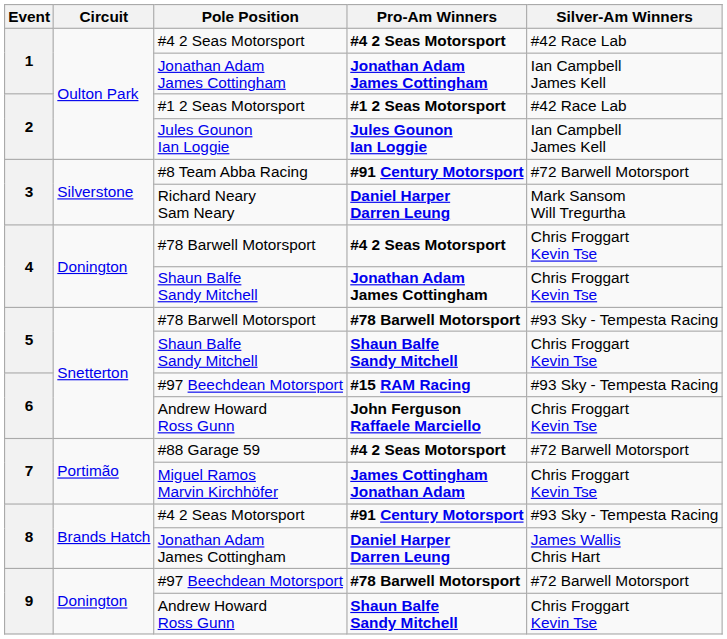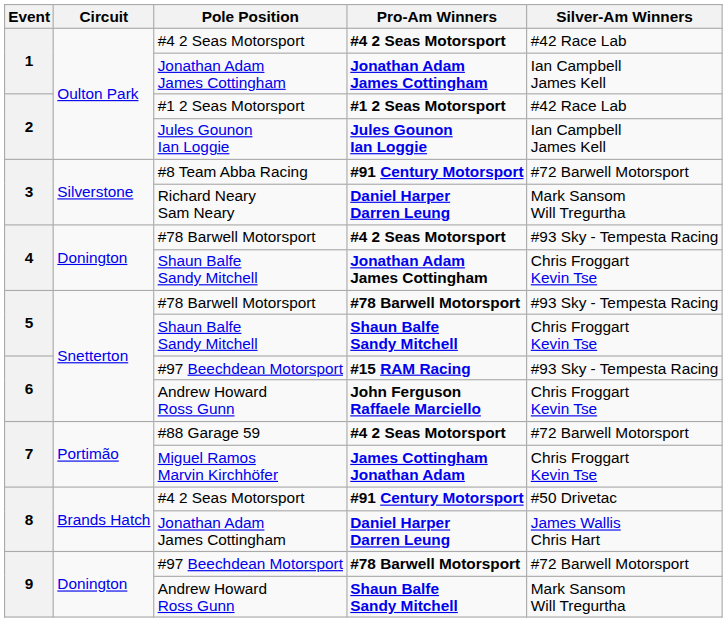(580, 245) Chris Froggart Kevin Tse -> (625, 237) #93 Sky - Tempesta Racing
(625, 515) #93 Sky - Tempesta Racing -> (574, 498) #50 Drivetac
(580, 613) Chris Froggart Kevin Tse -> (578, 596) Mark Sansom Will Tregurtha
